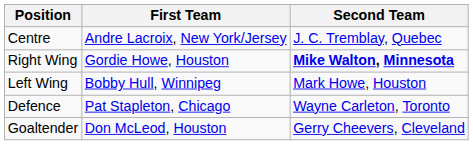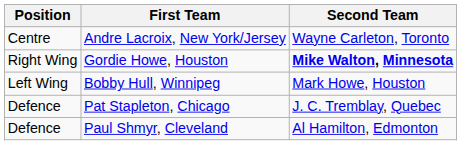(367, 38) J. C. Tremblay, Quebec -> (371, 38) Wayne Carleton, Toronto
(372, 106) Wayne Carleton, Toronto -> (367, 106) J. C. Tremblay, Quebec
+ row: (156, 128)
- row: (156, 128)
